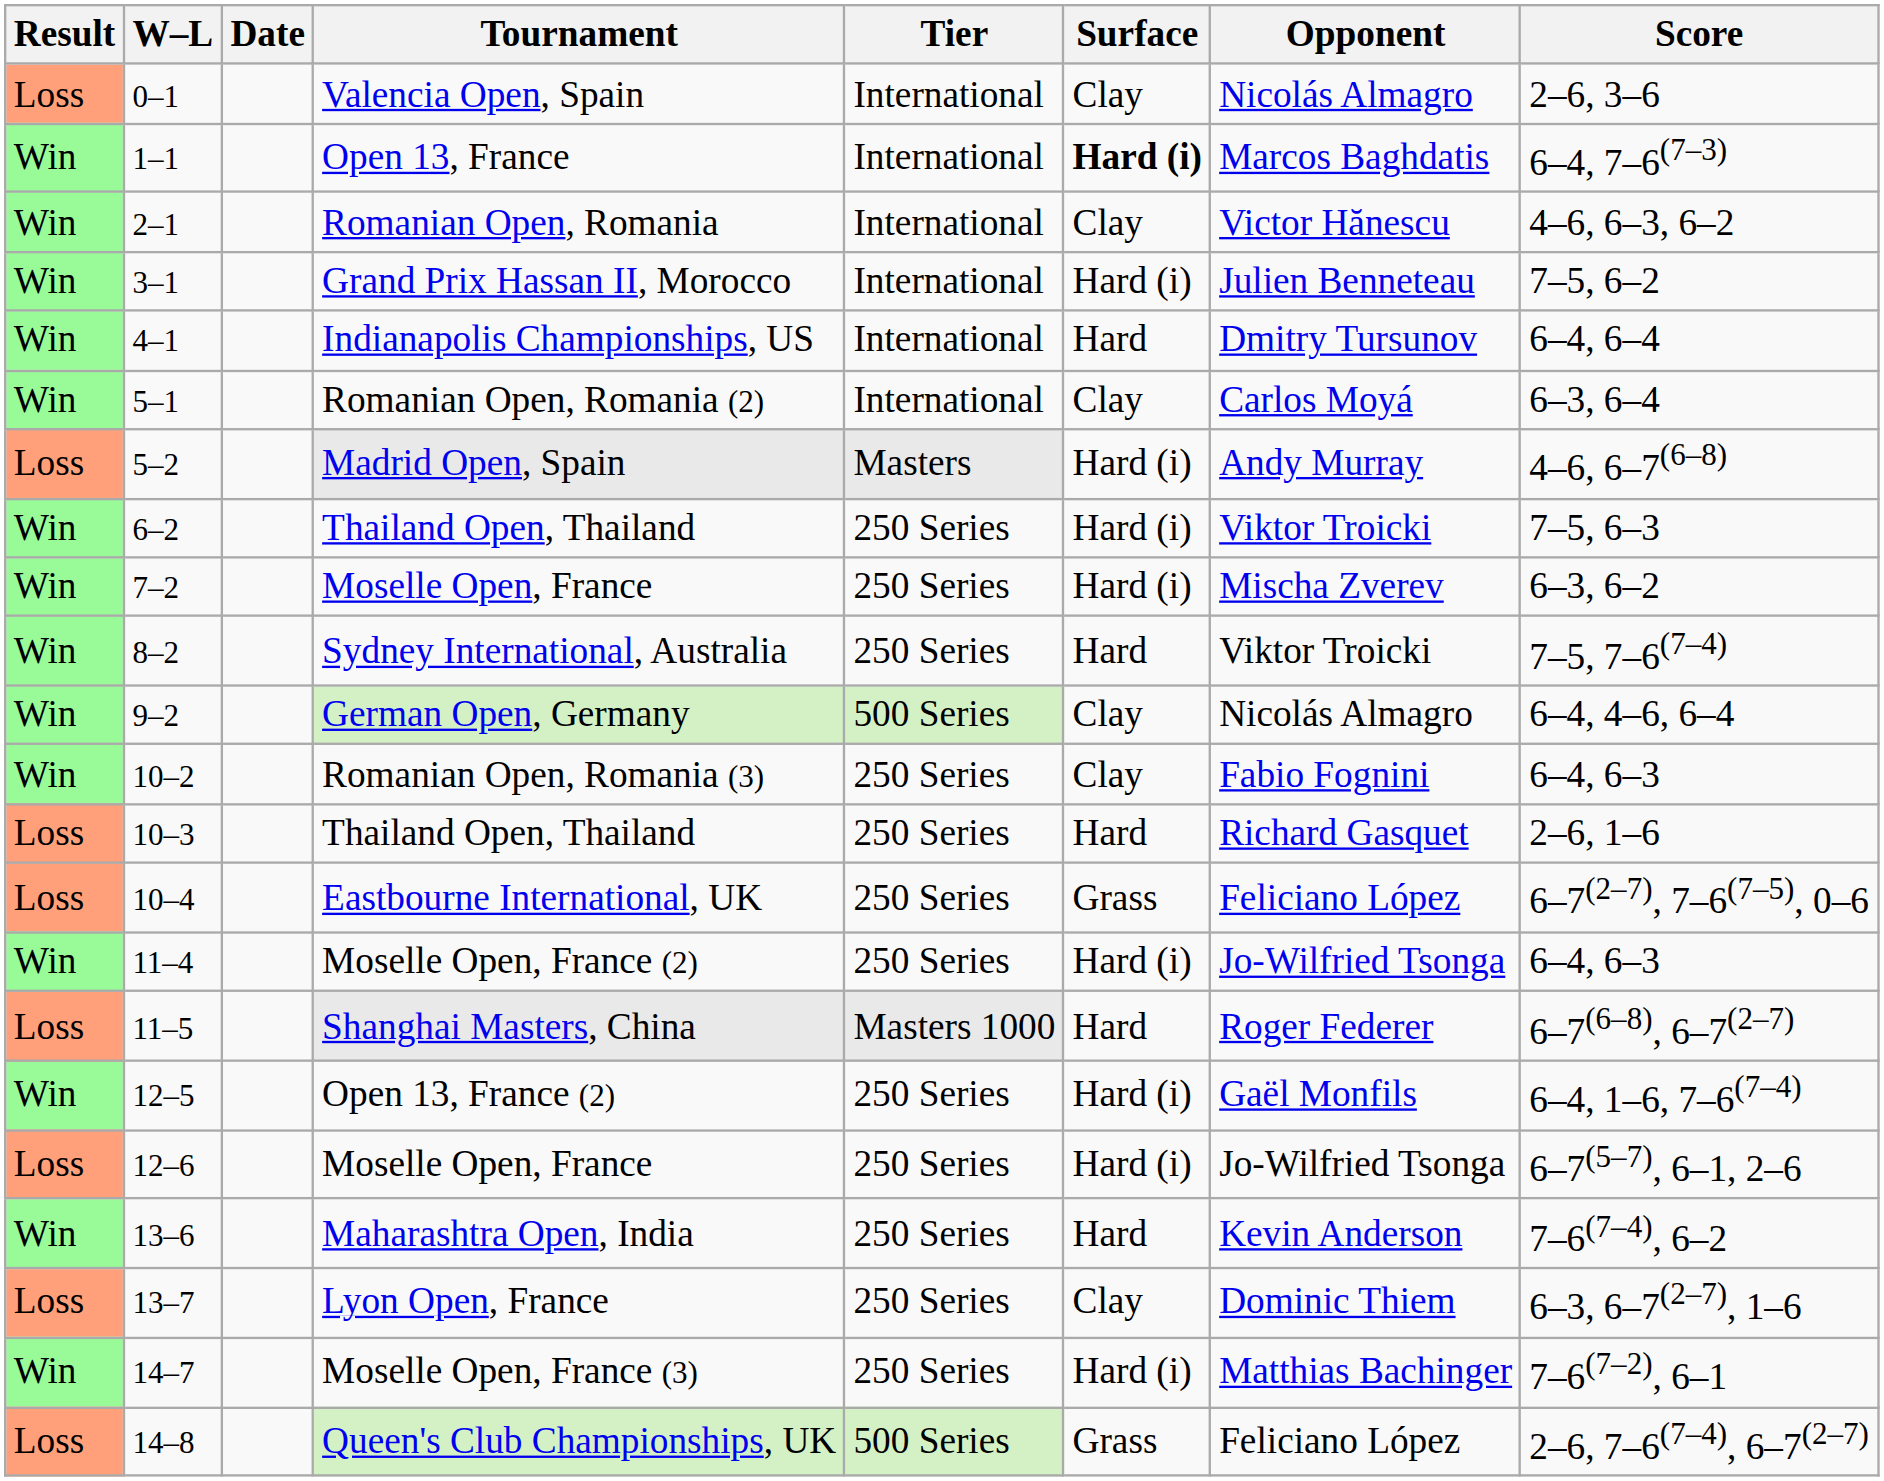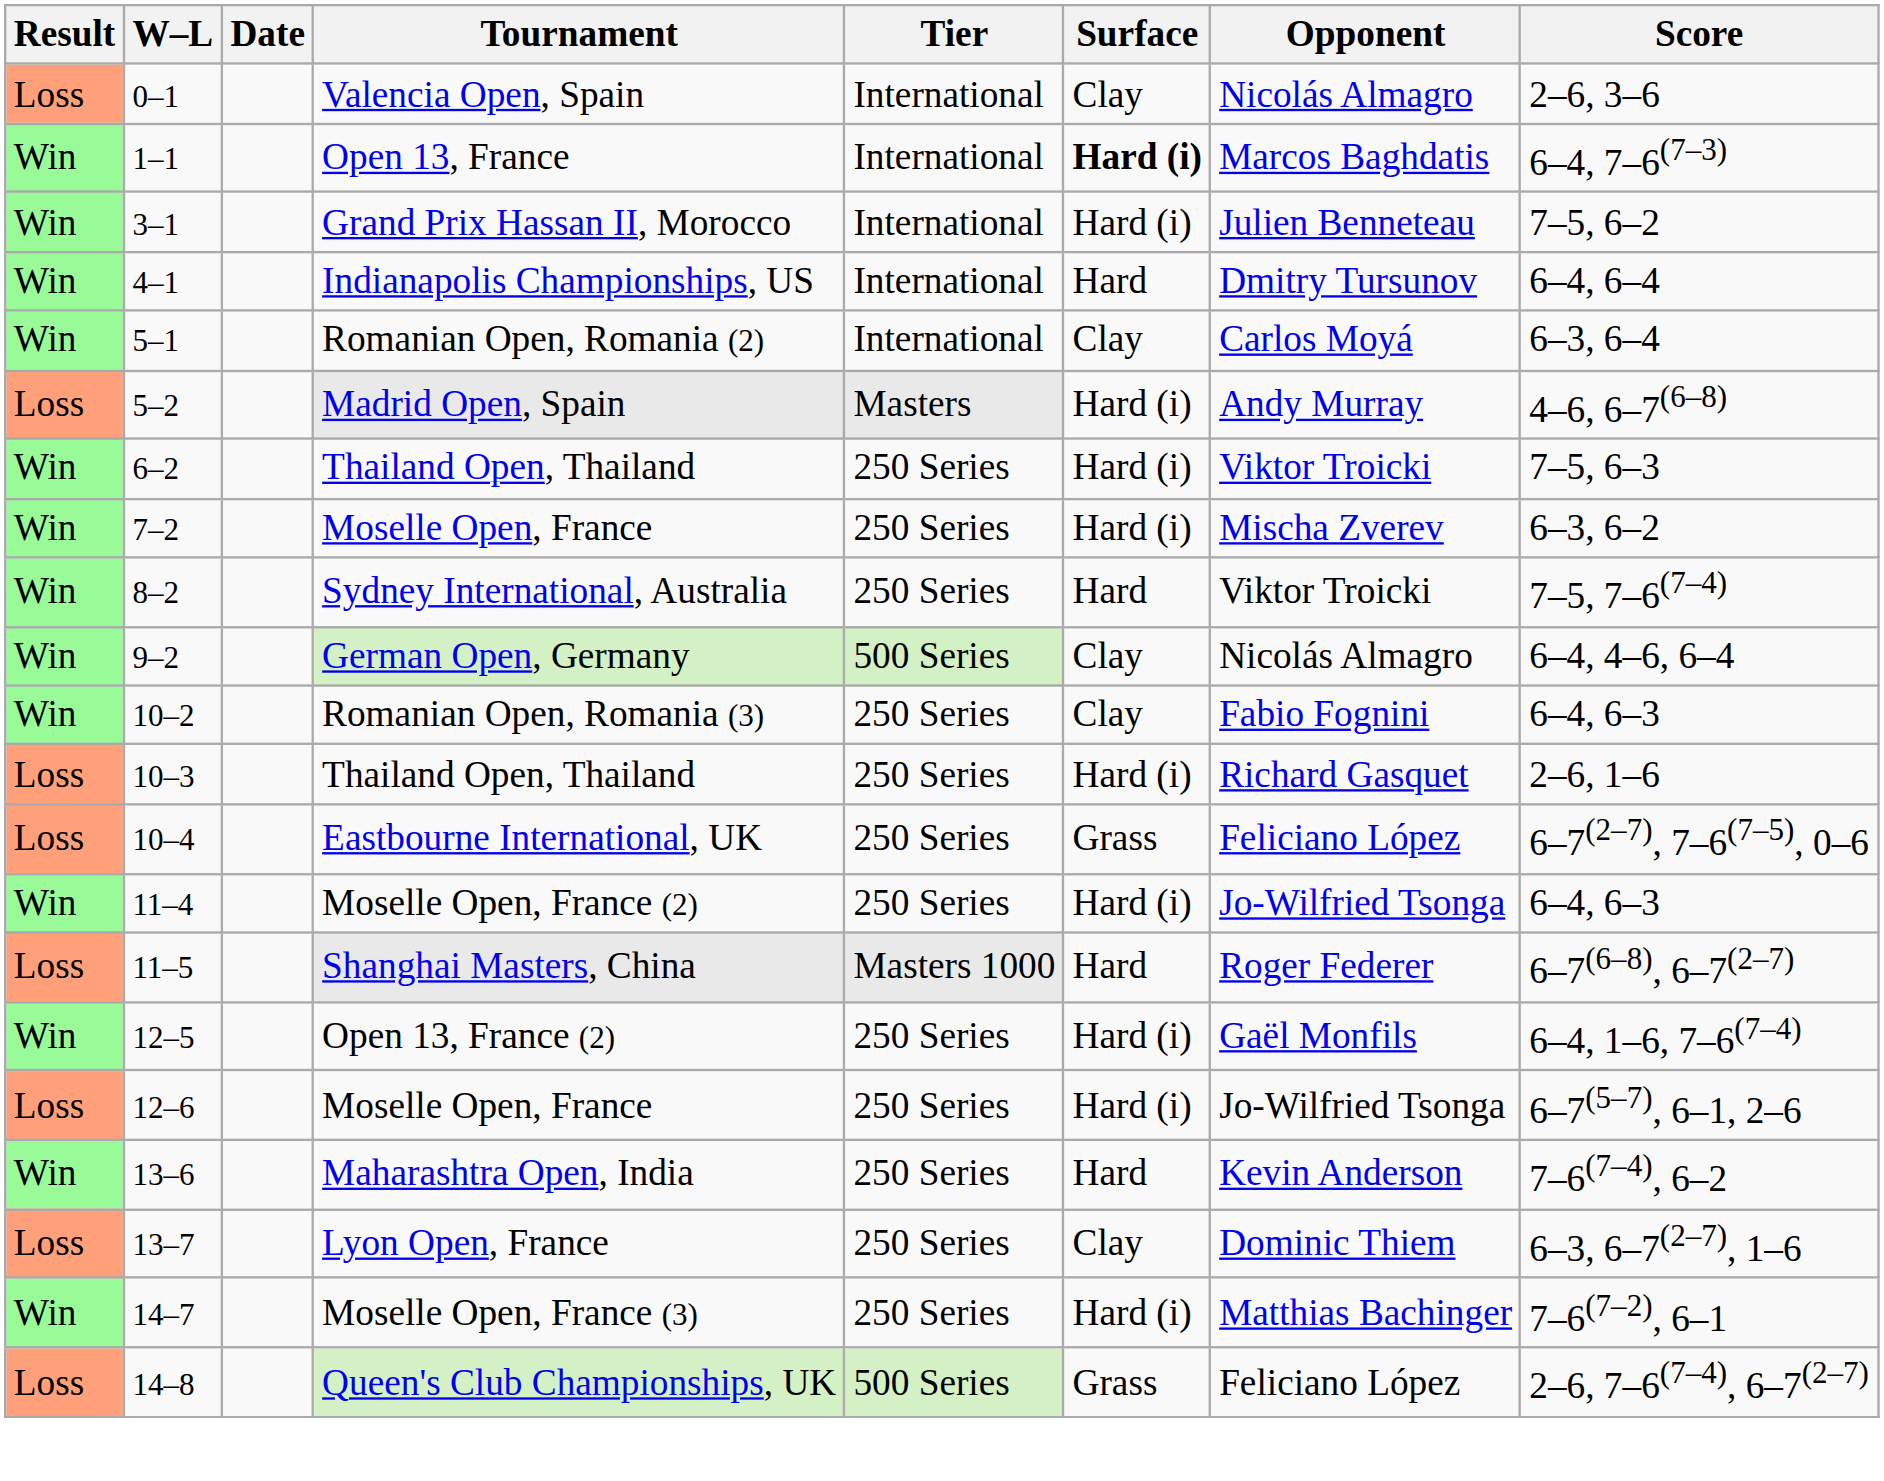- row: (156, 223)
(1110, 832) Hard -> (1132, 773) Hard (i)
